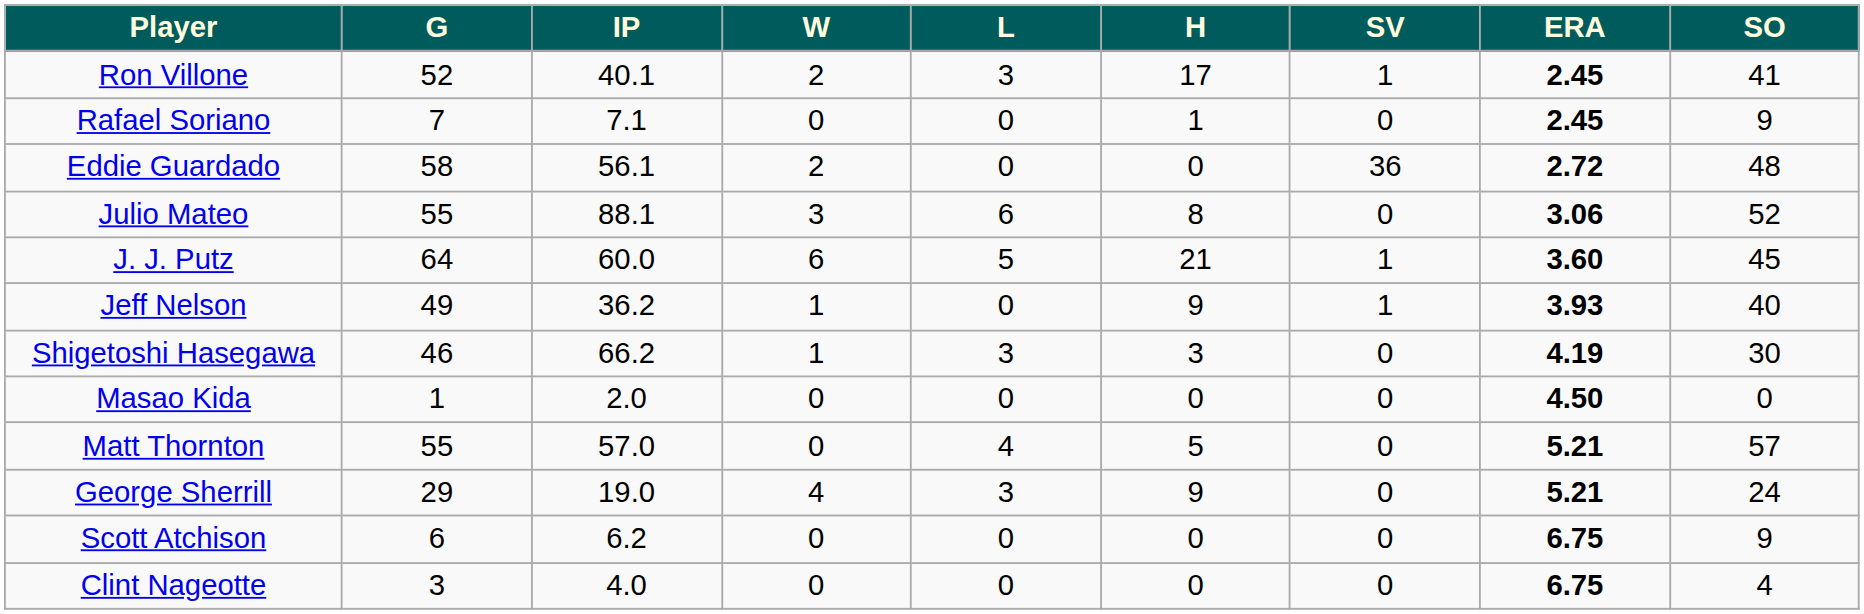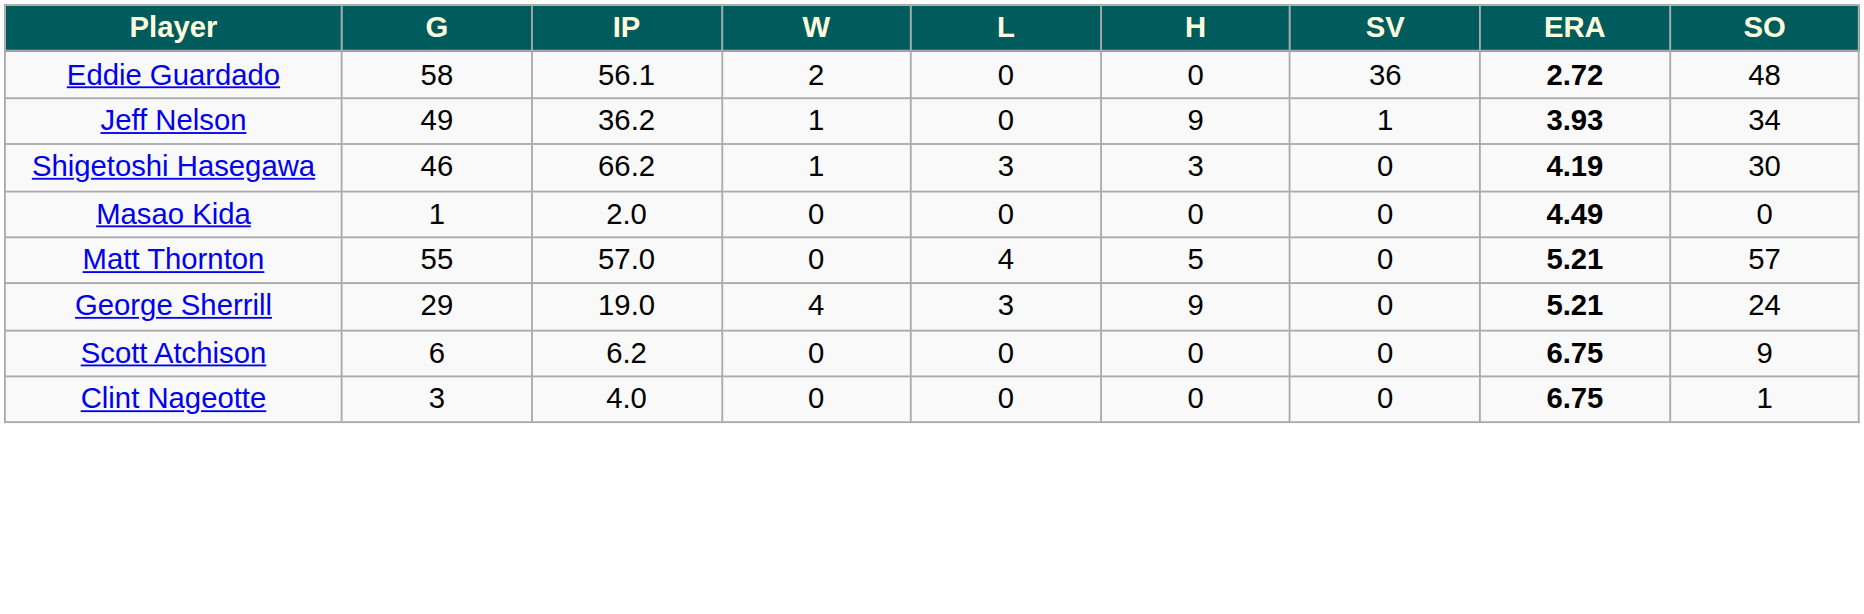- row: (173, 74)
- row: (173, 120)
- row: (173, 213)
- row: (173, 259)
(1765, 306) 40 -> (1765, 120) 34
(1575, 399) 4.50 -> (1575, 213) 4.49
(1765, 584) 4 -> (1765, 399) 1
